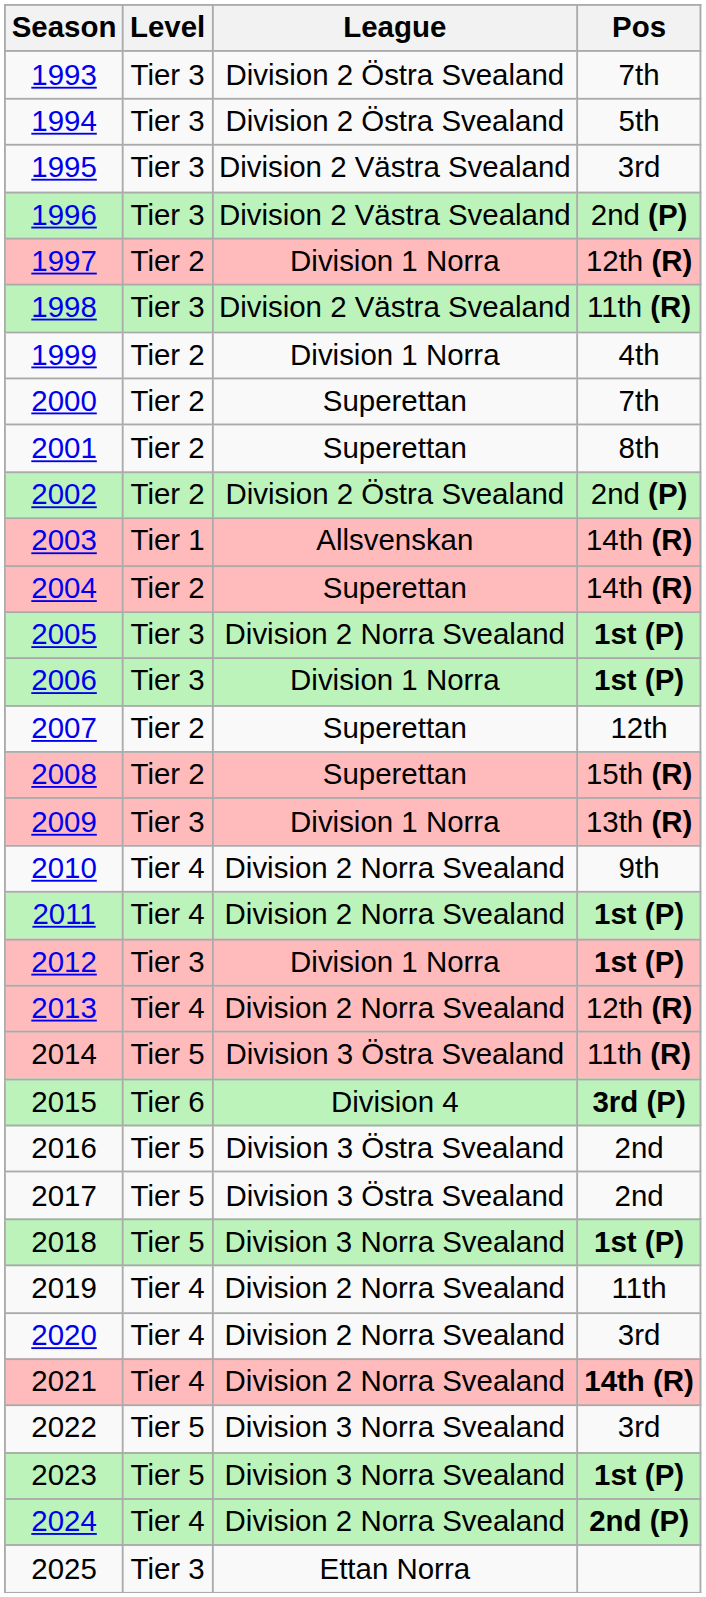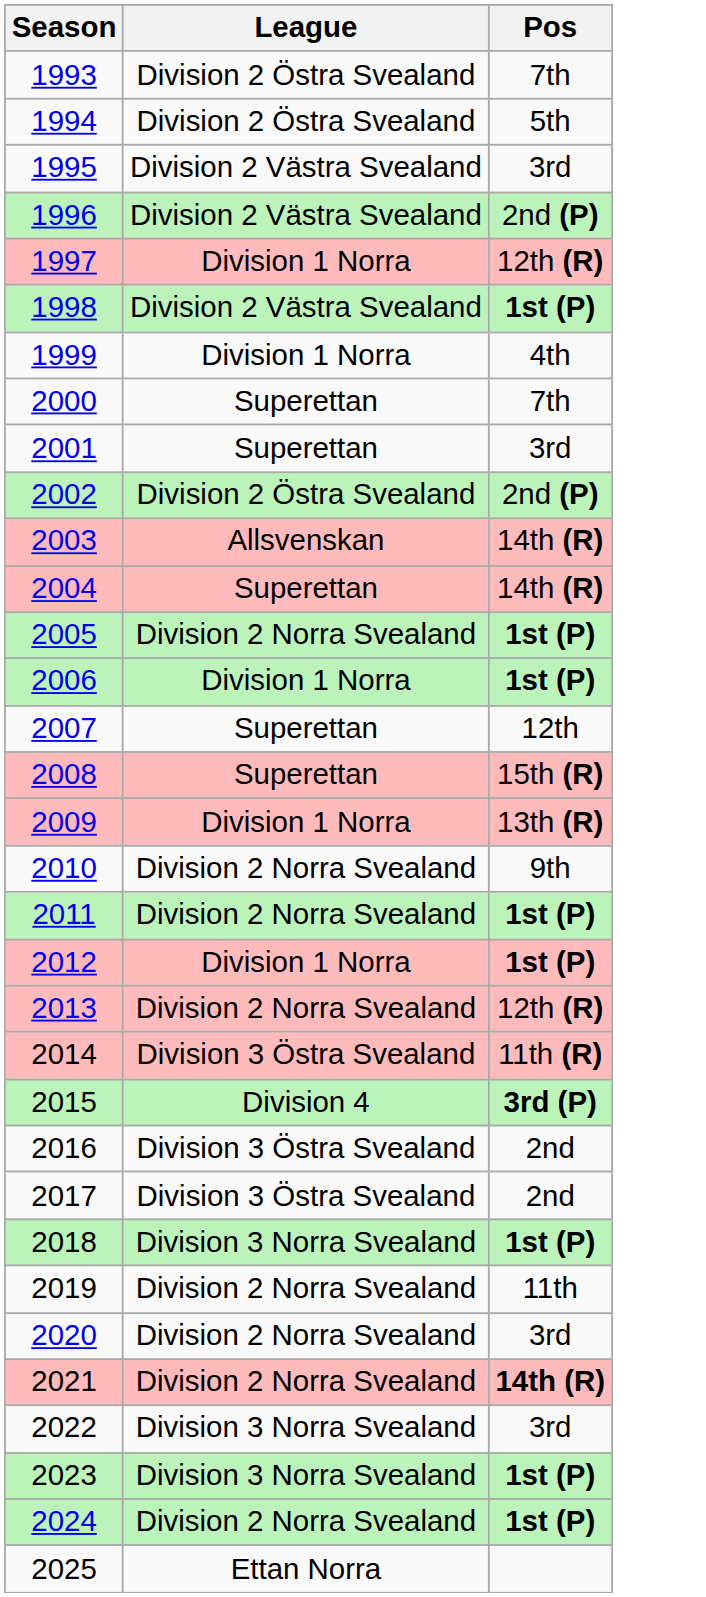- column: (168, 27)
(639, 307) 11th (R) -> (550, 307) 1st (P)
(639, 448) 8th -> (550, 448) 3rd
(639, 1521) 2nd (P) -> (550, 1521) 1st (P)
